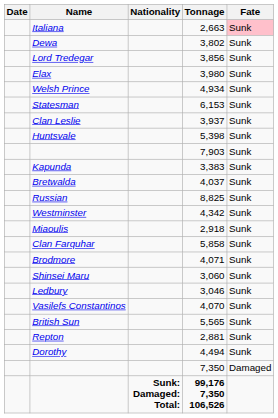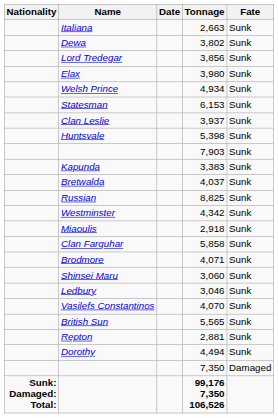columns swapped: (17, 12) <-> (155, 12)
(240, 27) pink background -> (240, 27) no background
